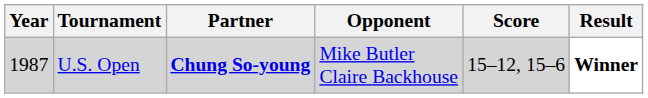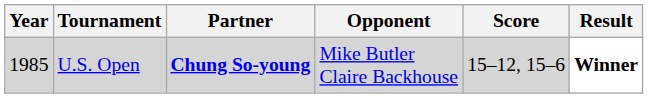(29, 64) 1987 -> (29, 64) 1985
